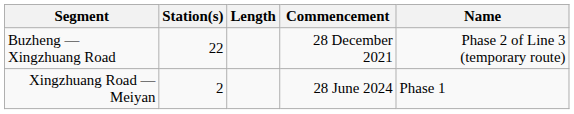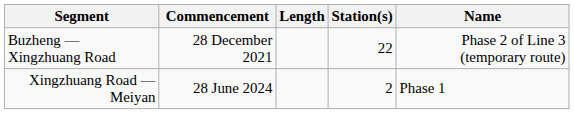columns swapped: (338, 16) <-> (193, 16)
